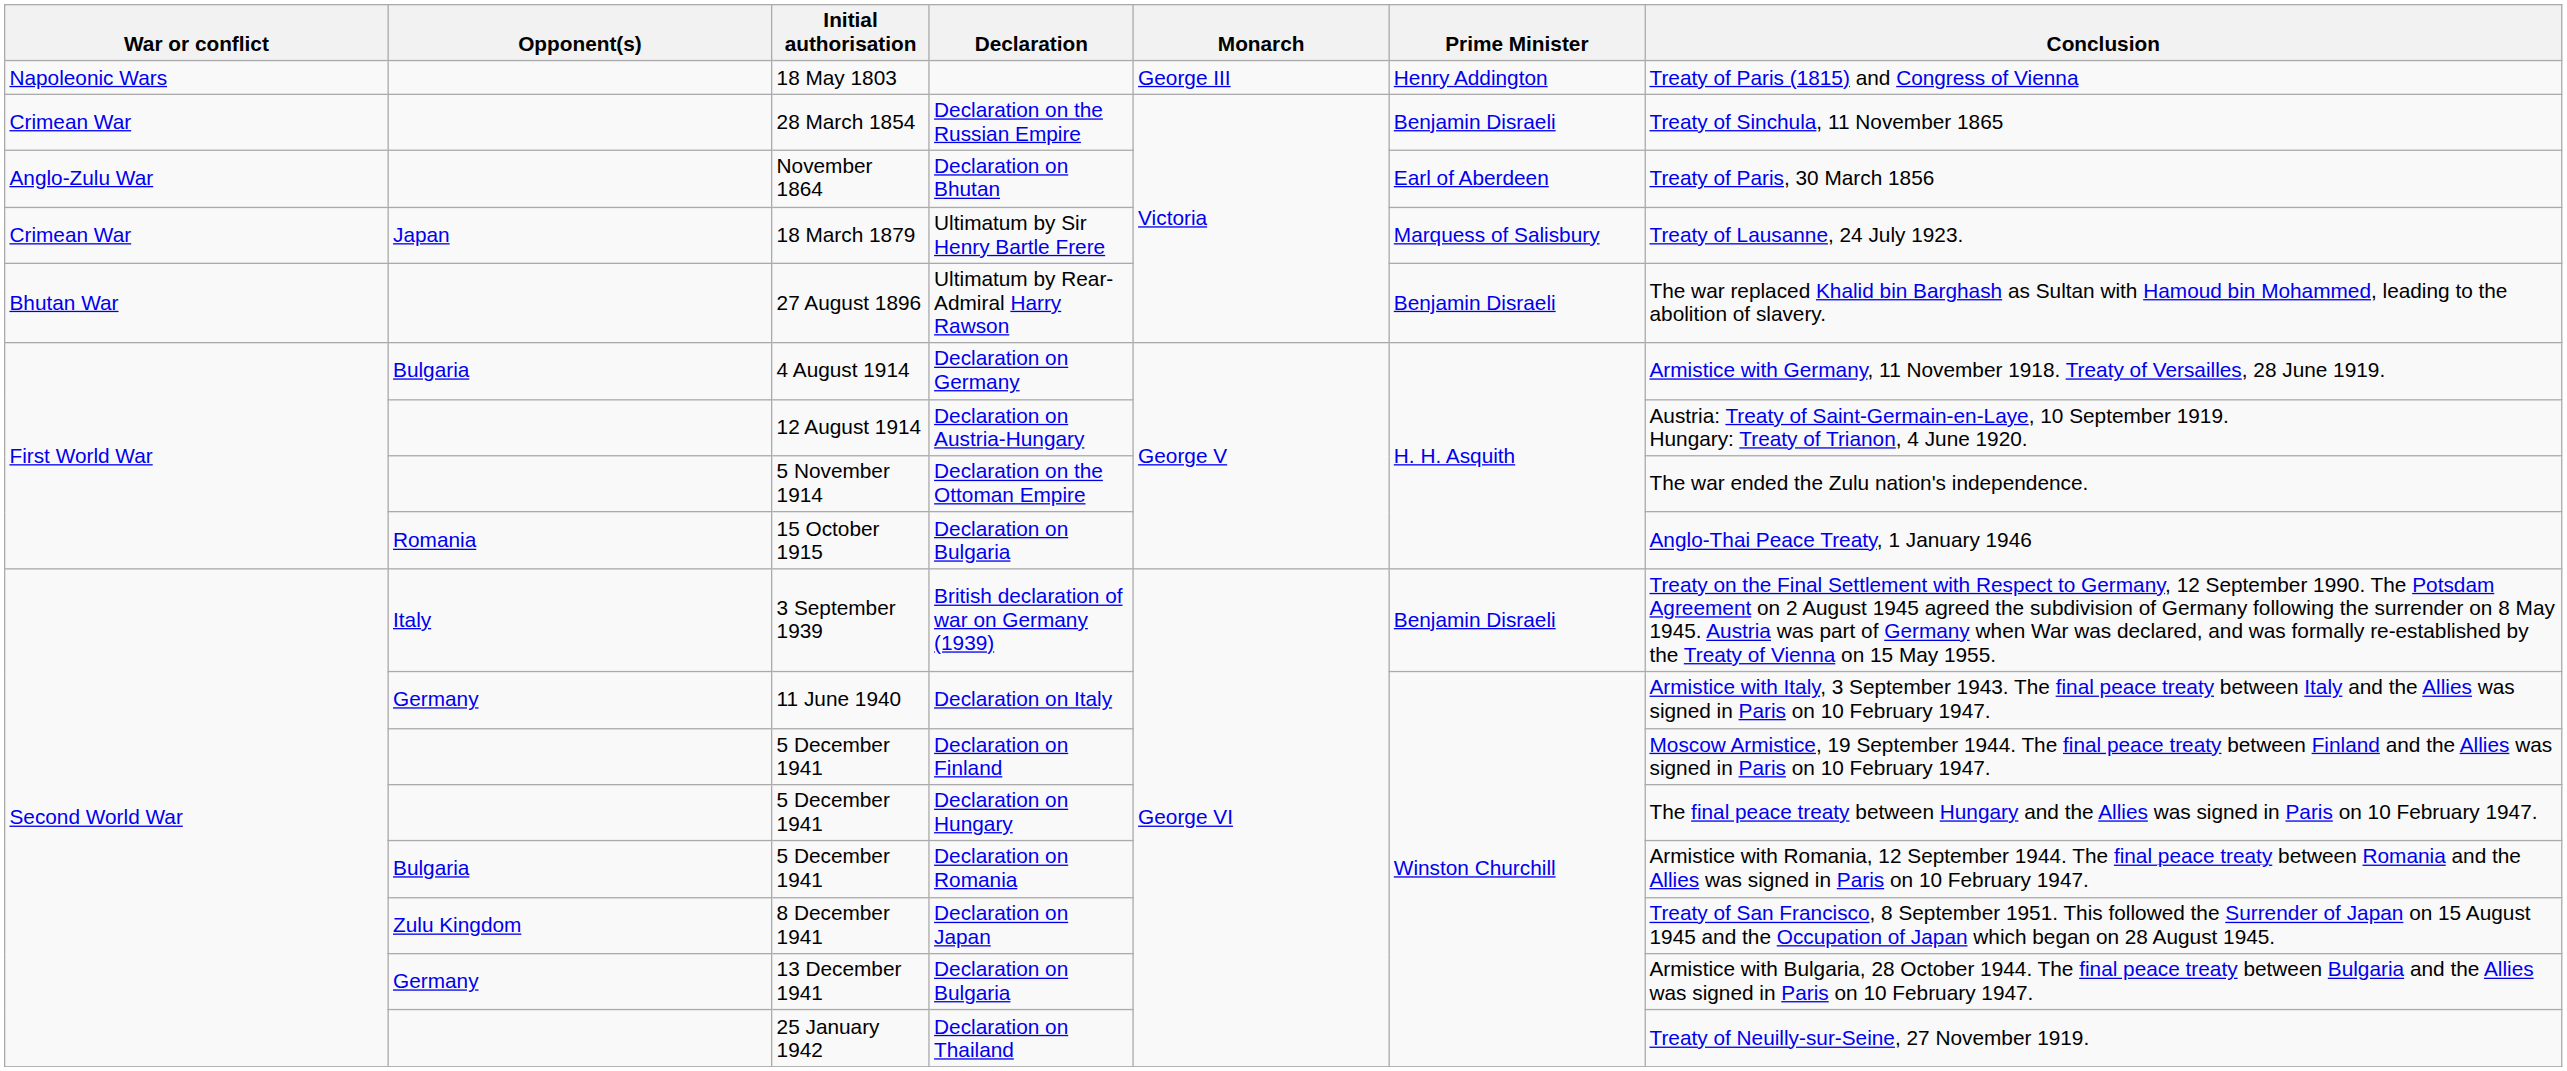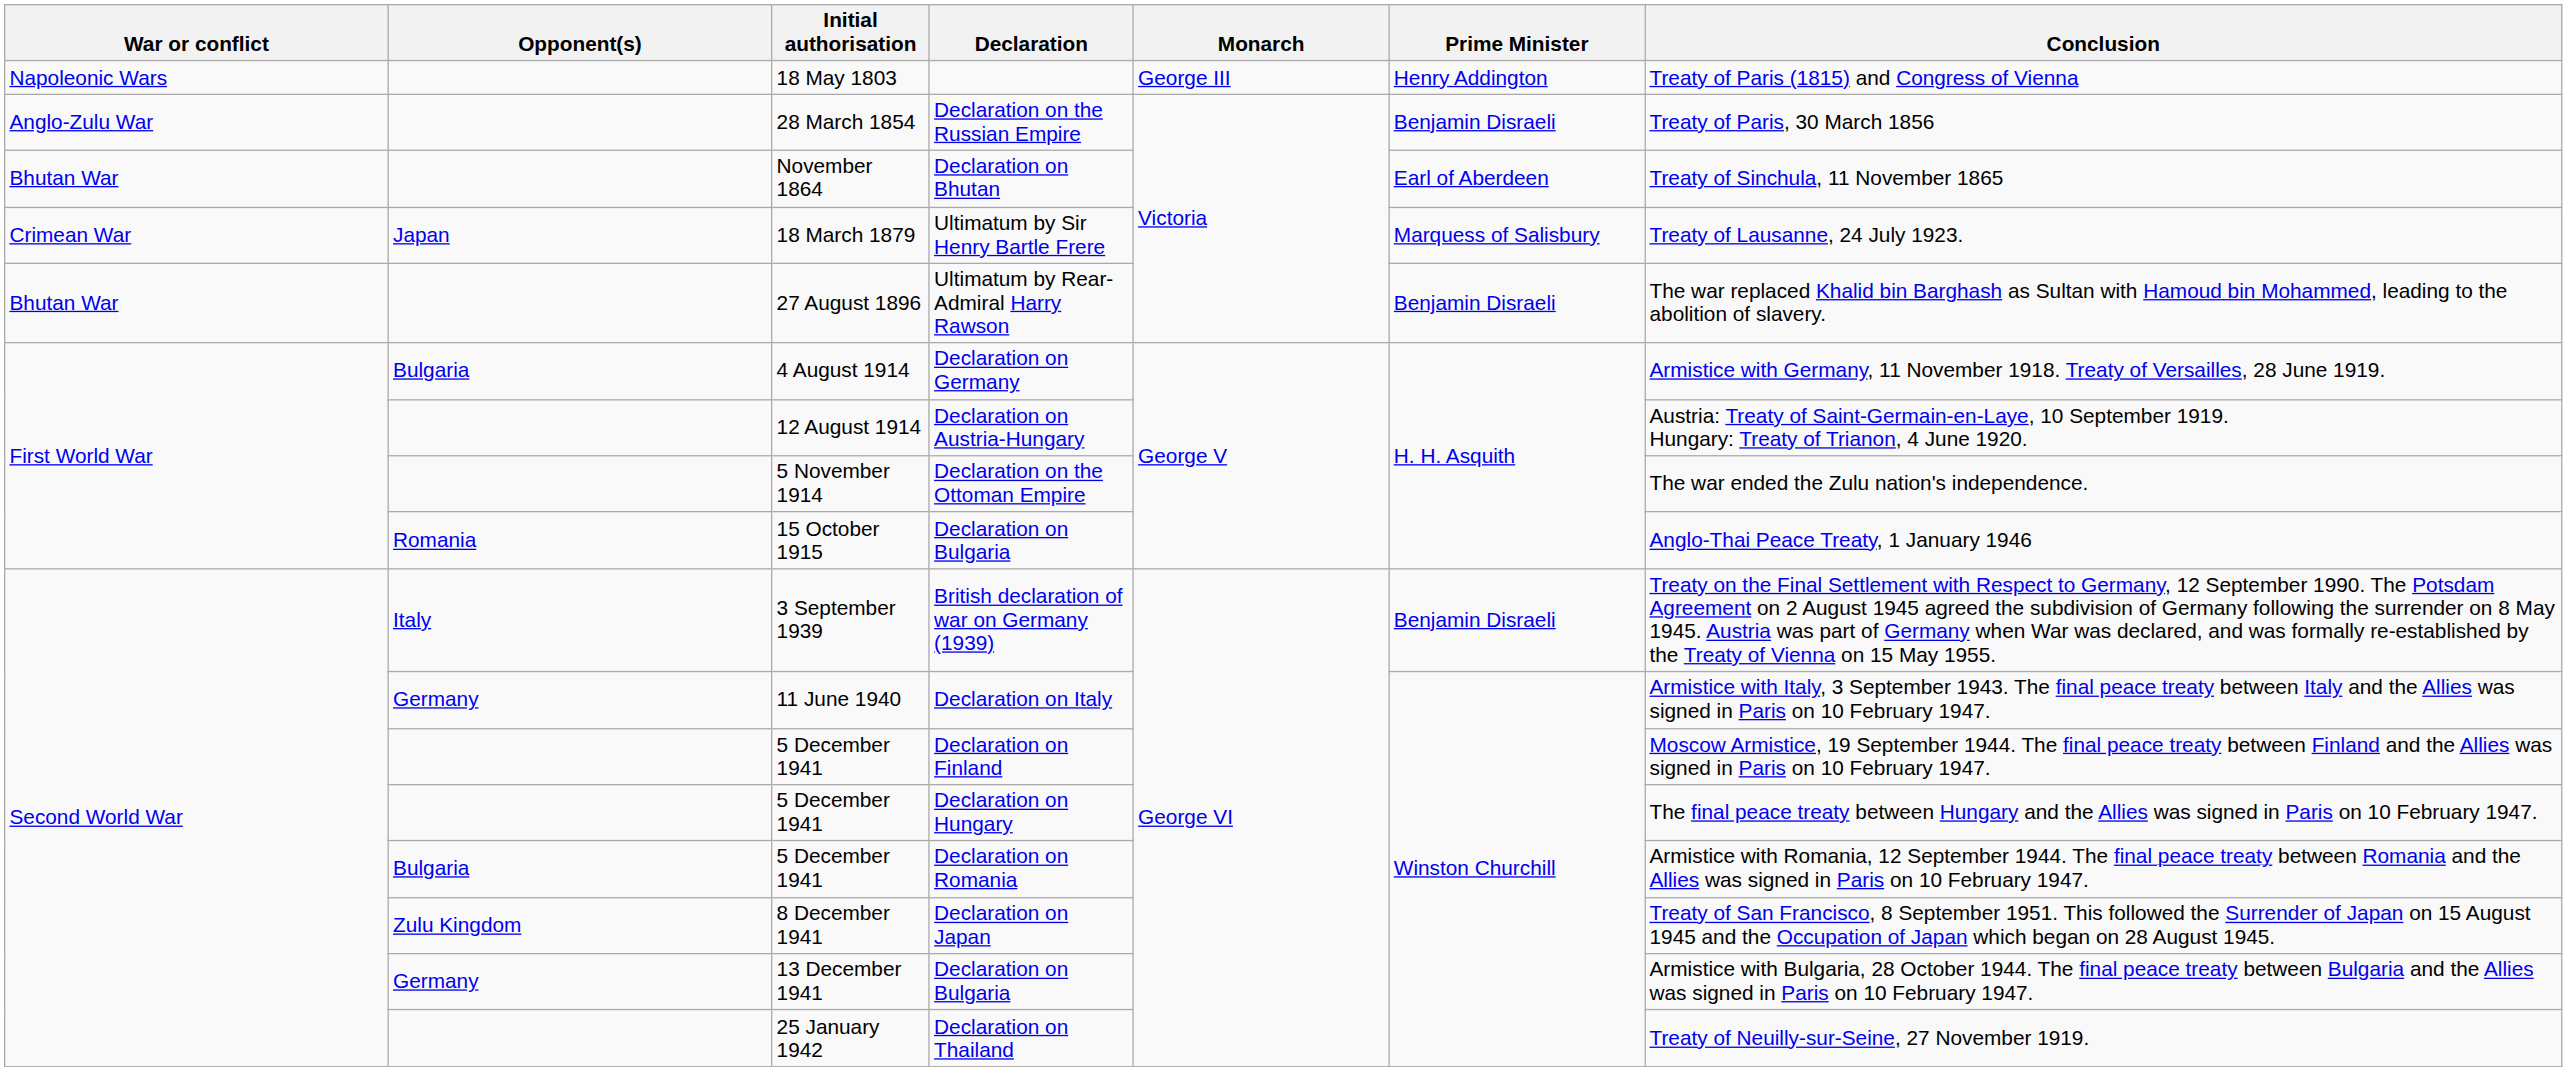(70, 122) Crimean War -> (81, 122) Anglo-Zulu War
(1826, 122) Treaty of Sinchula, 11 November 1865 -> (1792, 122) Treaty of Paris, 30 March 1856
(81, 178) Anglo-Zulu War -> (64, 178) Bhutan War
(1792, 178) Treaty of Paris, 30 March 1856 -> (1826, 178) Treaty of Sinchula, 11 November 1865
